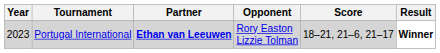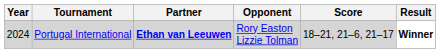(18, 35) 2023 -> (18, 35) 2024
